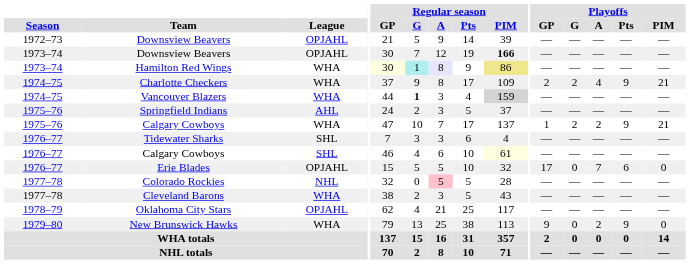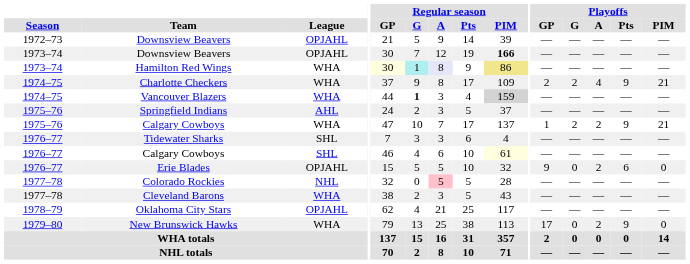(547, 167) 17 -> (547, 167) 9
(599, 167) 7 -> (599, 167) 2
(547, 224) 9 -> (547, 224) 17
